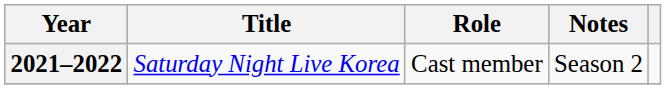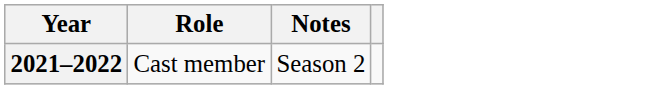- column: (267, 24)
